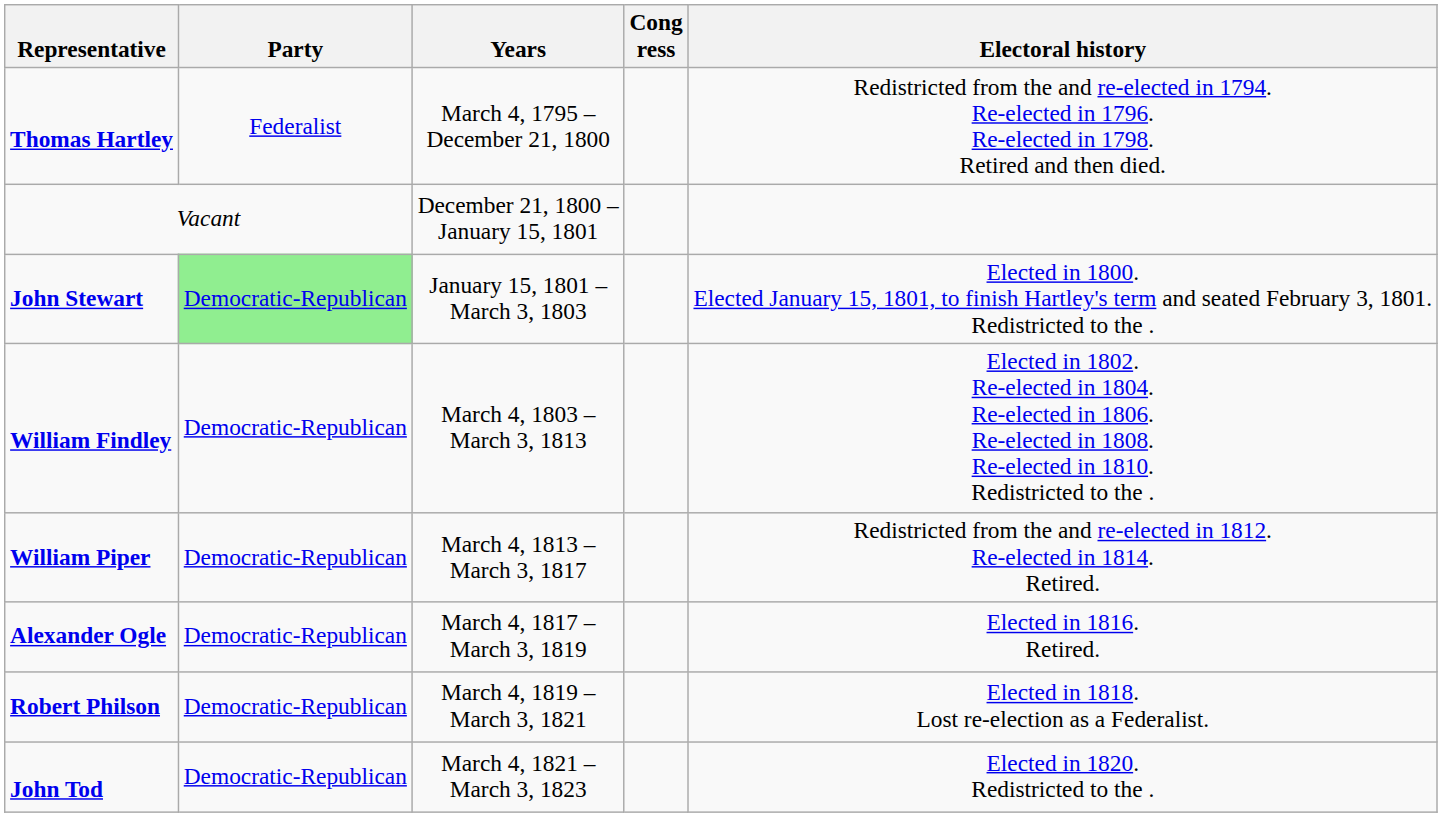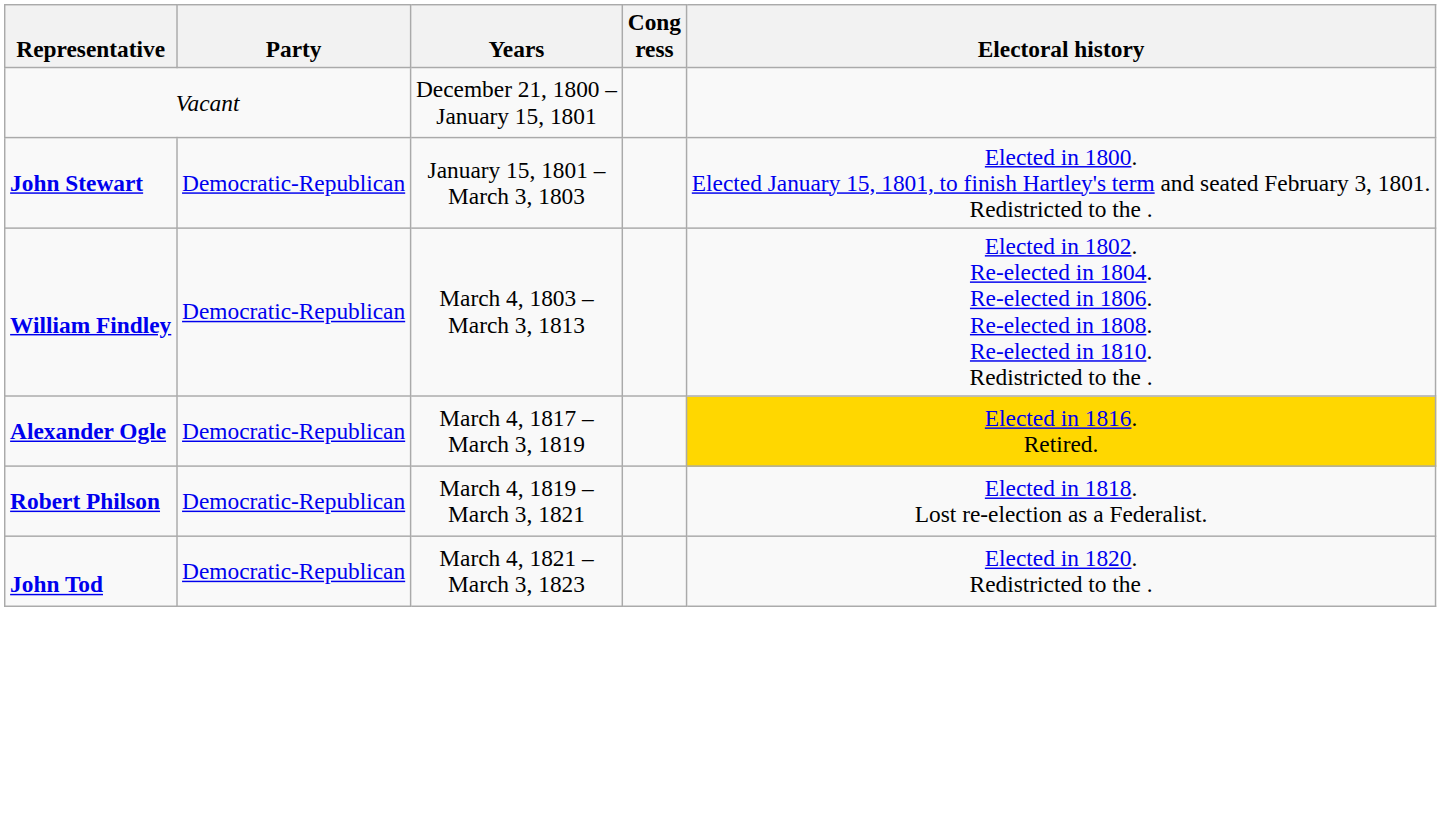- row: (92, 138)
(295, 298) lightgreen background -> (294, 182) no background
- row: (80, 556)
(1063, 636) no background -> (1061, 431) gold background
